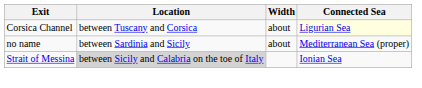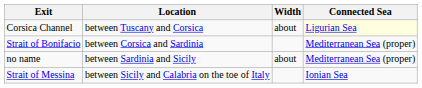+ row: (44, 43)
(171, 59) lightgrey background -> (177, 75) no background
